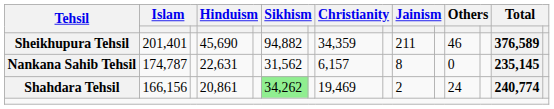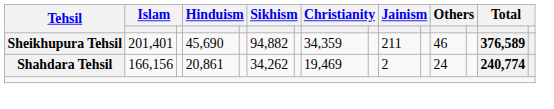- row: (72, 65)
(283, 87) lightgreen background -> (269, 65) no background
